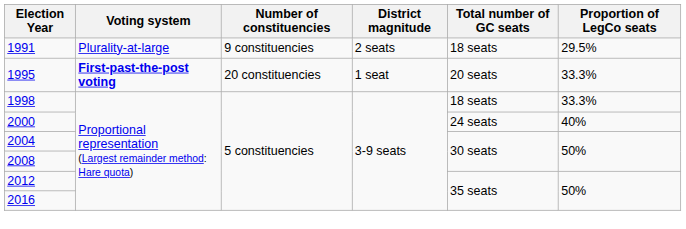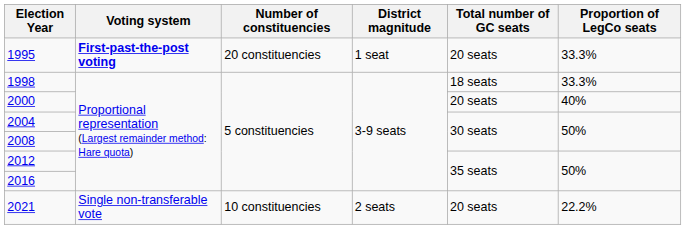- row: (21, 48)
(474, 121) 24 seats -> (474, 101) 20 seats
+ row: (21, 207)
